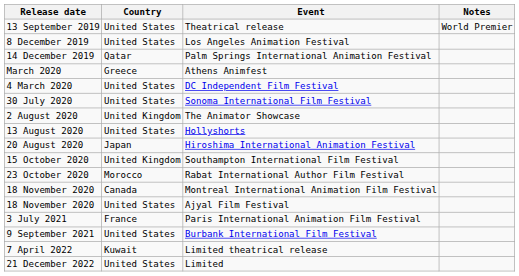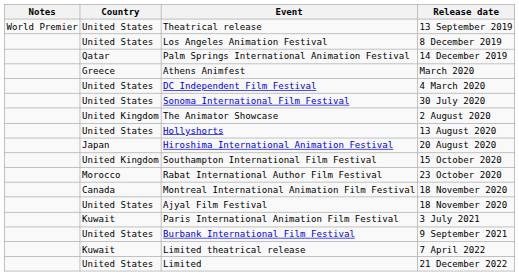columns swapped: (53, 12) <-> (477, 12)
(120, 219) France -> (99, 219) Kuwait
